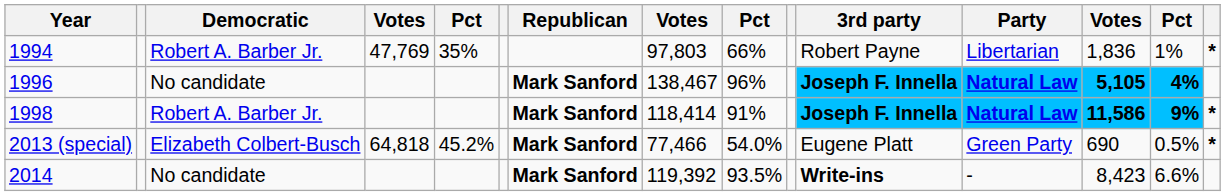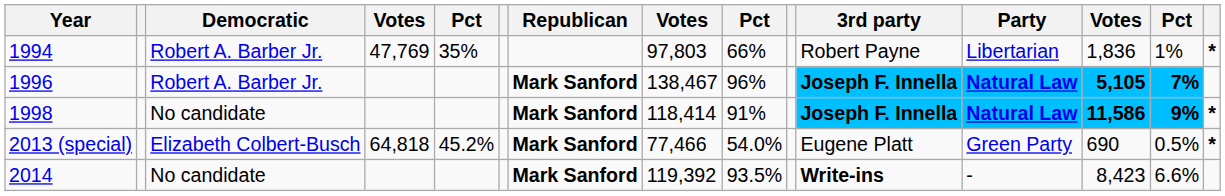(208, 82) No candidate -> (236, 82) Robert A. Barber Jr.
(1185, 82) 4% -> (1185, 82) 7%
(236, 113) Robert A. Barber Jr. -> (208, 113) No candidate
